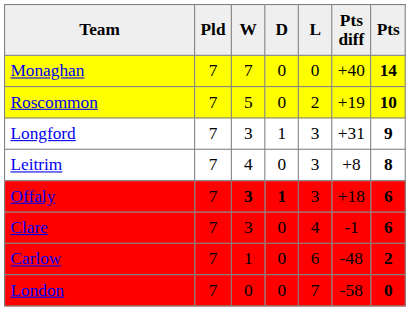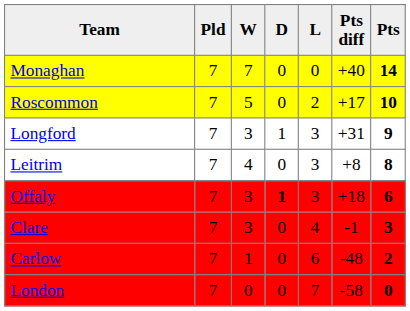(351, 102) +19 -> (351, 102) +17
(248, 196) bold -> (248, 196) normal
(388, 227) 6 -> (388, 227) 3
